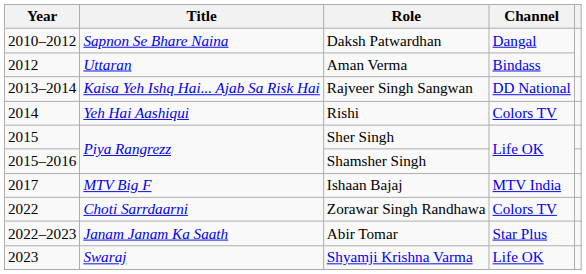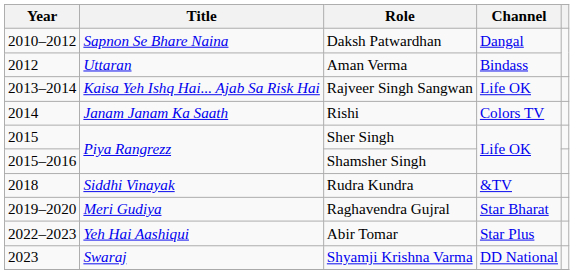(532, 88) DD National -> (505, 88) Life OK
(136, 112) Yeh Hai Aashiqui -> (156, 112) Janam Janam Ka Saath
- row: (365, 185)
+ row: (370, 185)
+ row: (388, 209)
- row: (406, 209)
(156, 233) Janam Janam Ka Saath -> (136, 233) Yeh Hai Aashiqui
(518, 257) Life OK -> (519, 257) DD National
